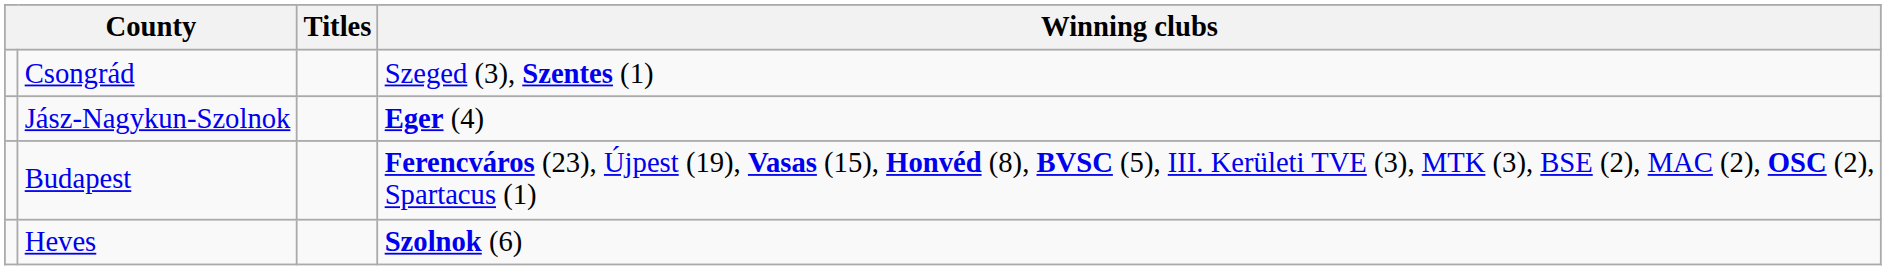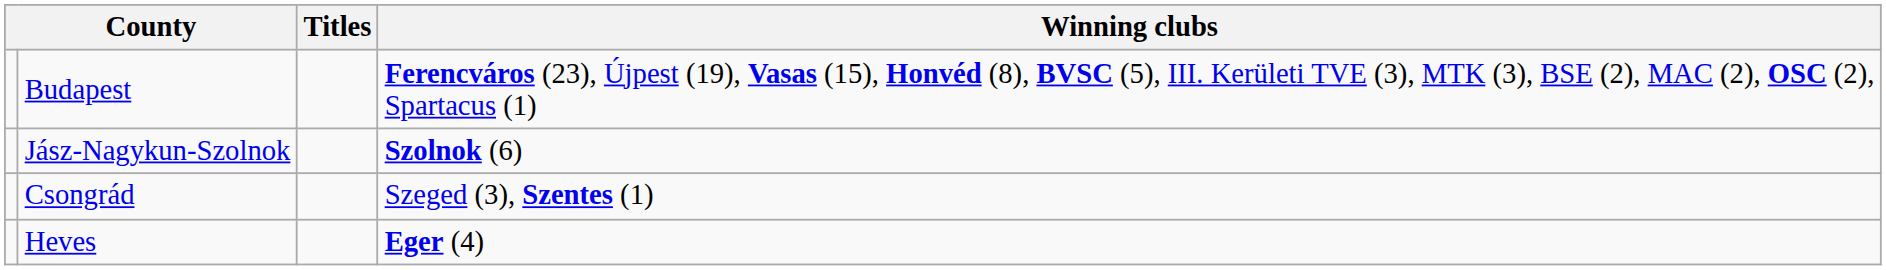rows swapped: (78, 179) <-> (80, 72)
(434, 118) Eger (4) -> (454, 150) Szolnok (6)
(454, 241) Szolnok (6) -> (434, 241) Eger (4)
